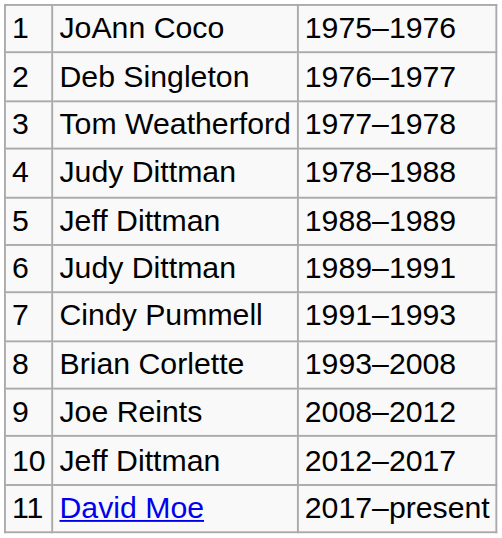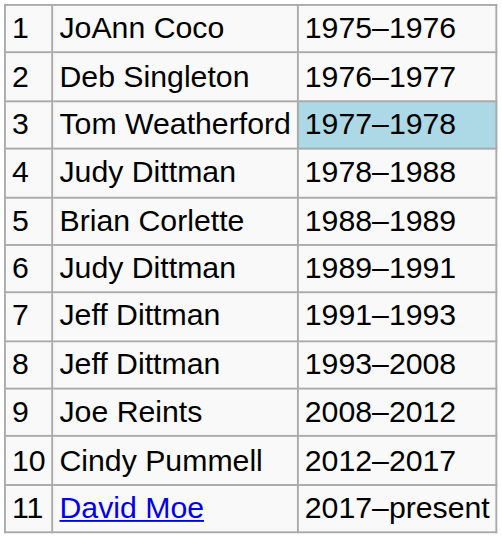(380, 124) no background -> (380, 124) lightblue background
(140, 220) Jeff Dittman -> (152, 220) Brian Corlette
(161, 316) Cindy Pummell -> (140, 316) Jeff Dittman
(152, 364) Brian Corlette -> (140, 364) Jeff Dittman
(140, 460) Jeff Dittman -> (161, 460) Cindy Pummell
